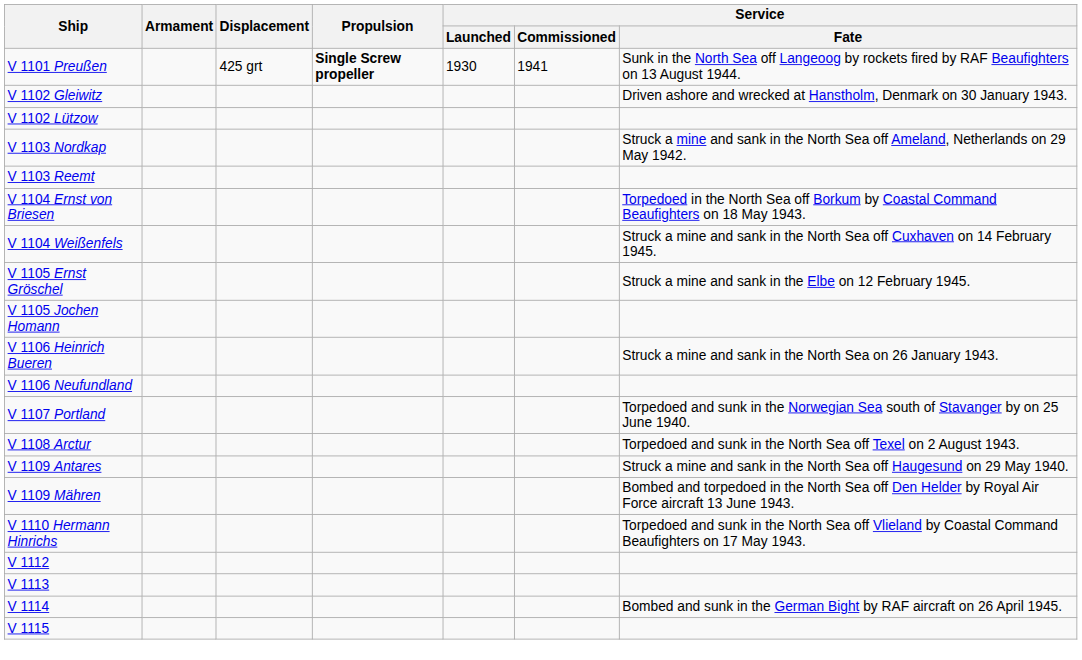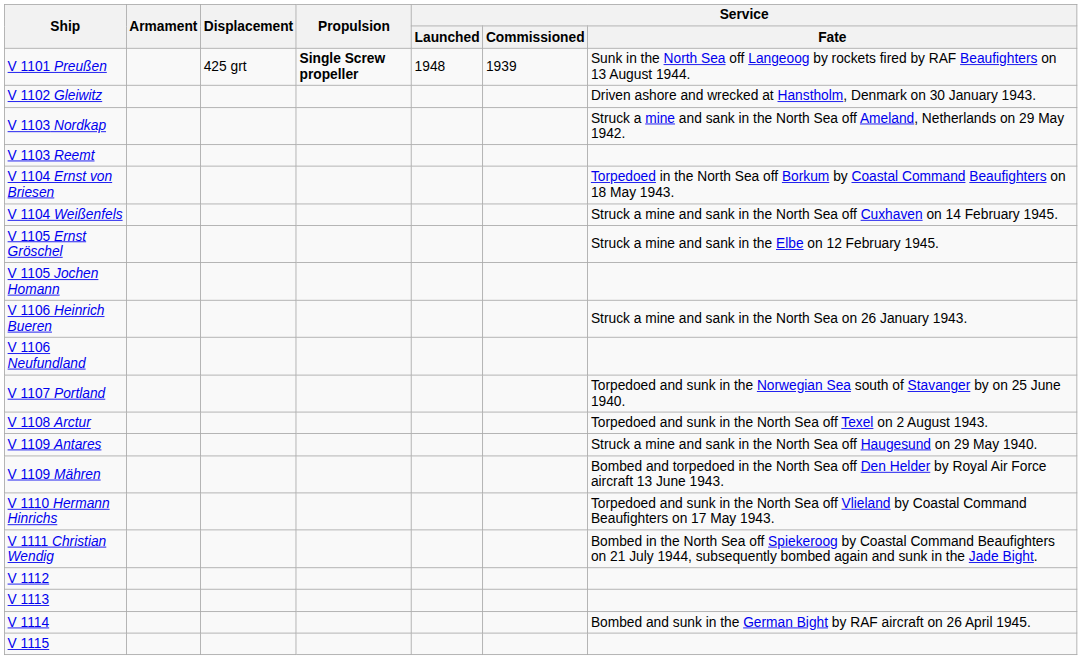(461, 66) 1930 -> (430, 66) 1948
(533, 66) 1941 -> (501, 66) 1939
- row: (53, 118)
+ row: (57, 548)
